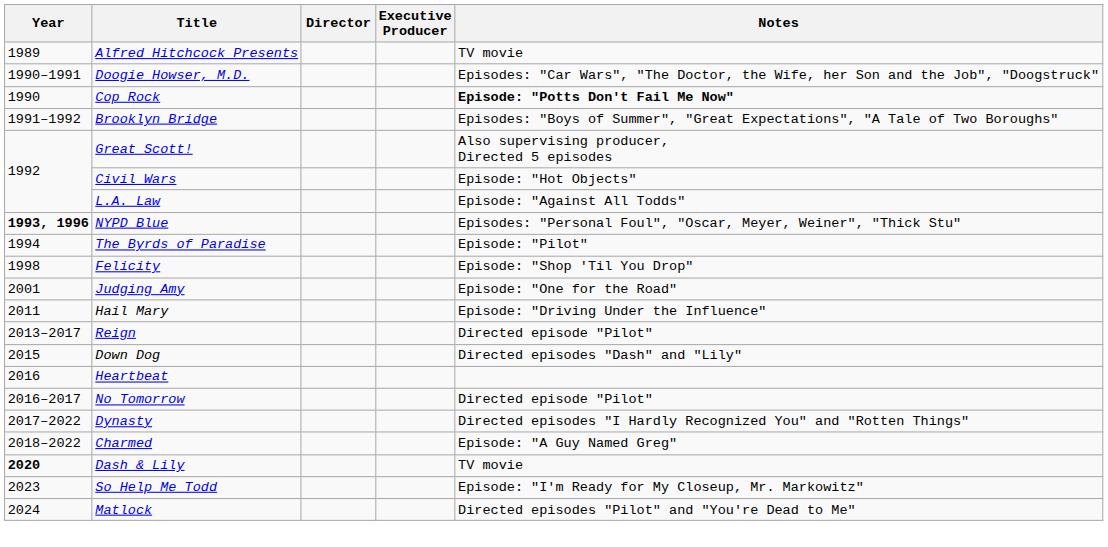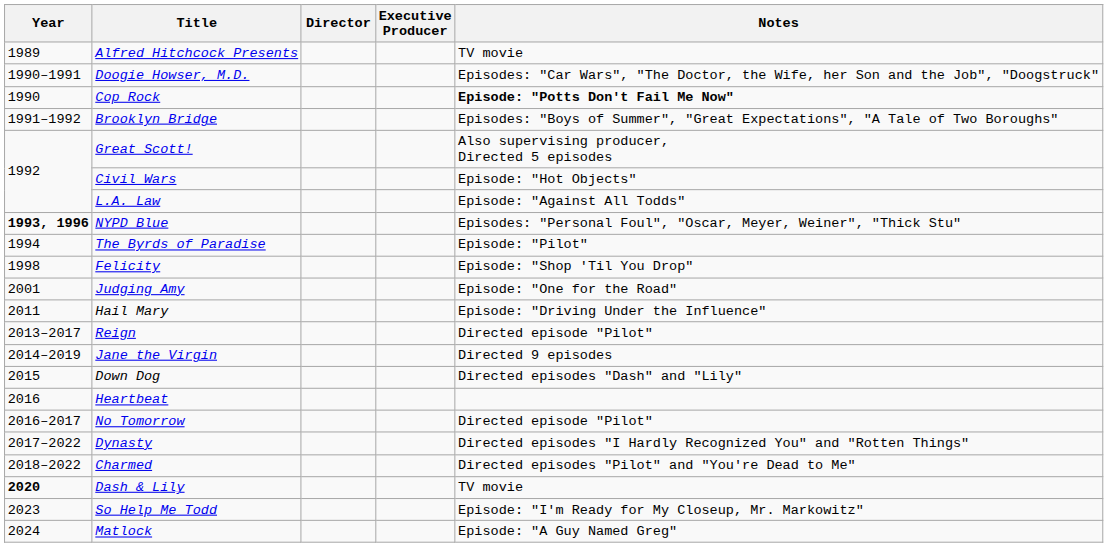+ row: (156, 355)
(568, 443) Episode: "A Guy Named Greg" -> (657, 465) Directed episodes "Pilot" and "You're Dead to Me"
(657, 509) Directed episodes "Pilot" and "You're Dead to Me" -> (568, 532) Episode: "A Guy Named Greg"
